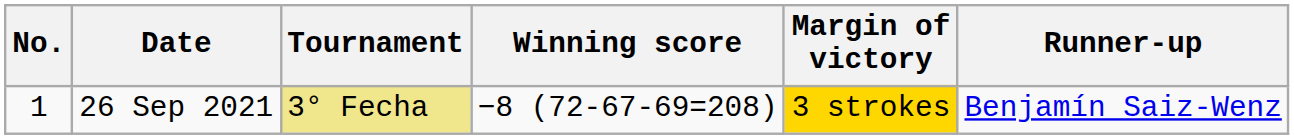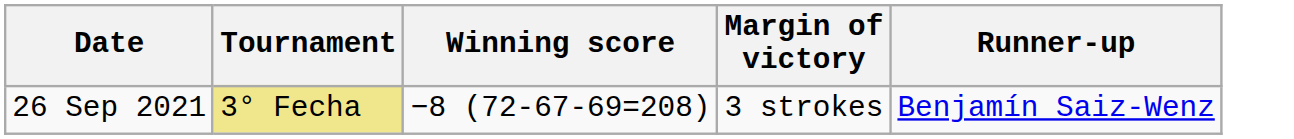- column: (39, 46)
(871, 110) gold background -> (804, 110) no background
